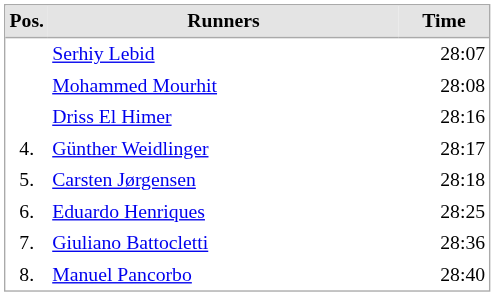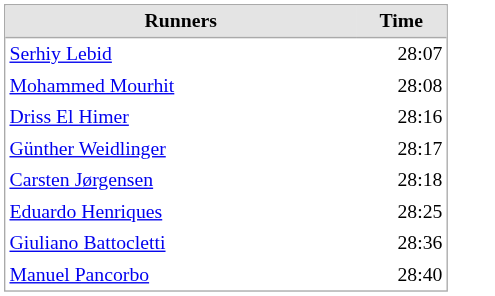- column: (27, 20)
